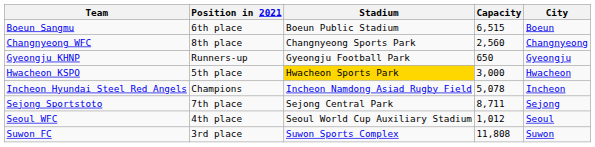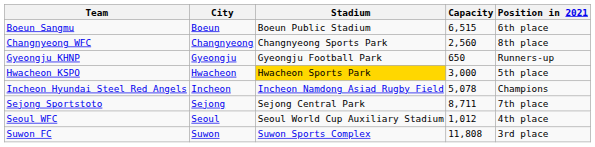columns swapped: (557, 12) <-> (236, 12)
